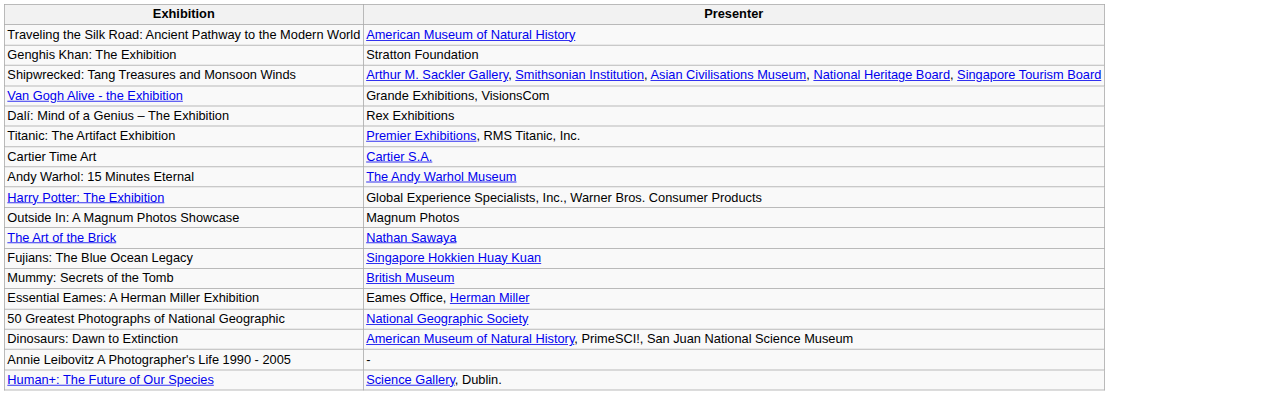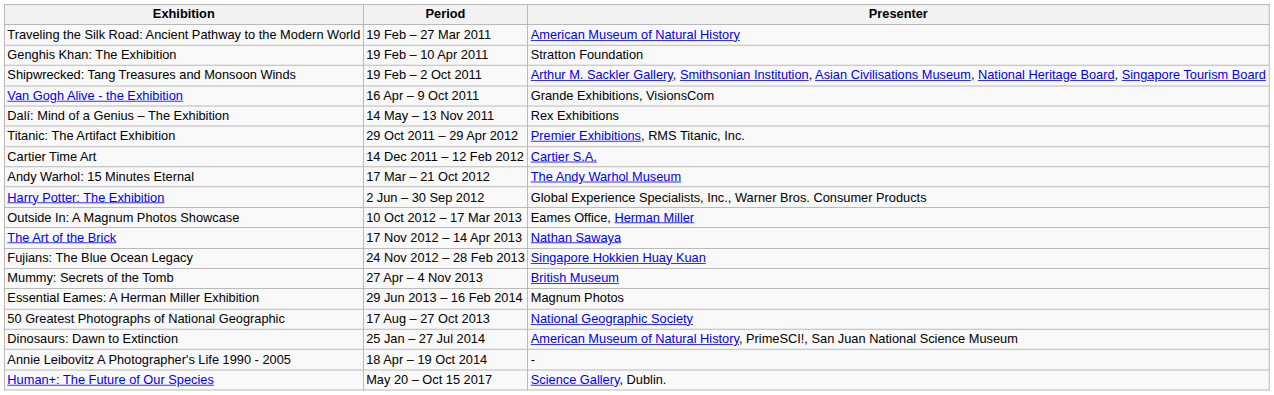+ column: (445, 14)
(413, 217) Magnum Photos -> (612, 217) Eames Office, Herman Miller
(448, 298) Eames Office, Herman Miller -> (577, 298) Magnum Photos
